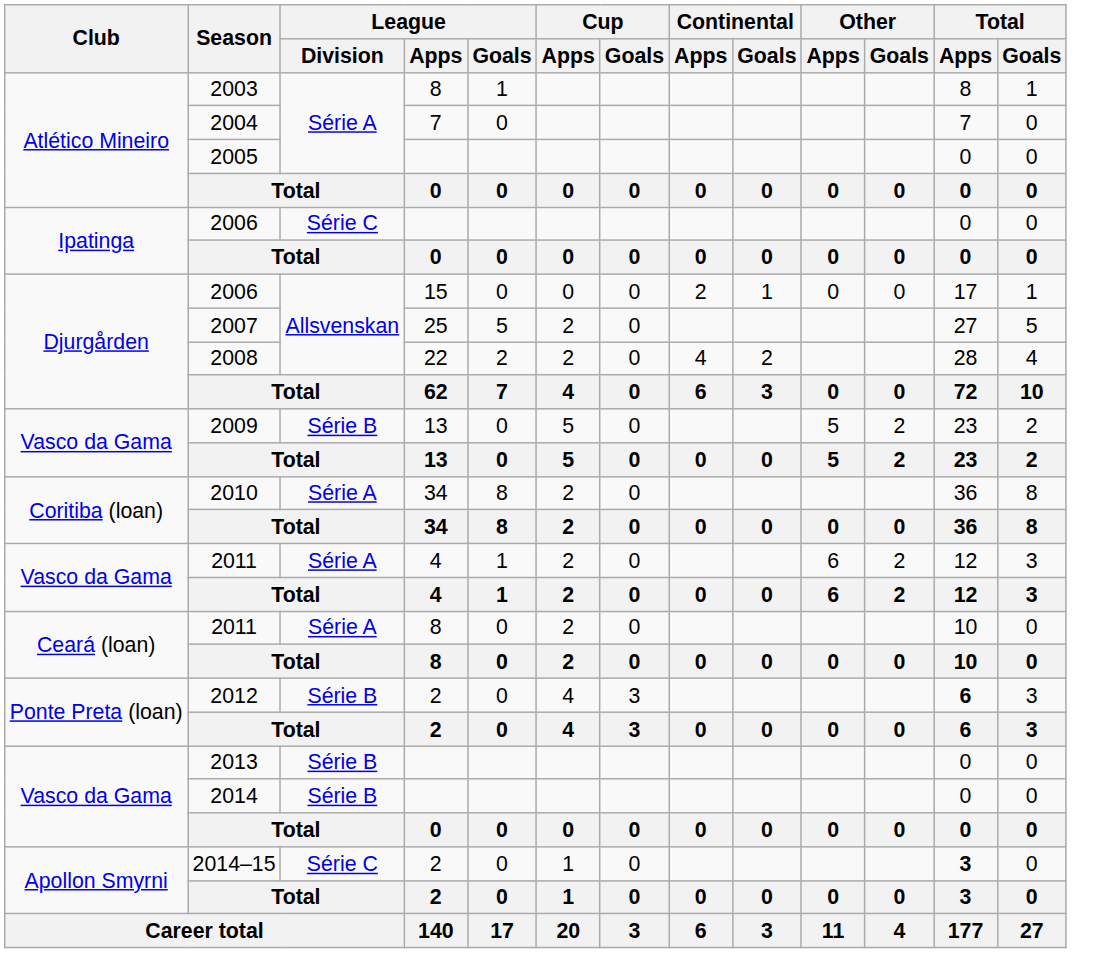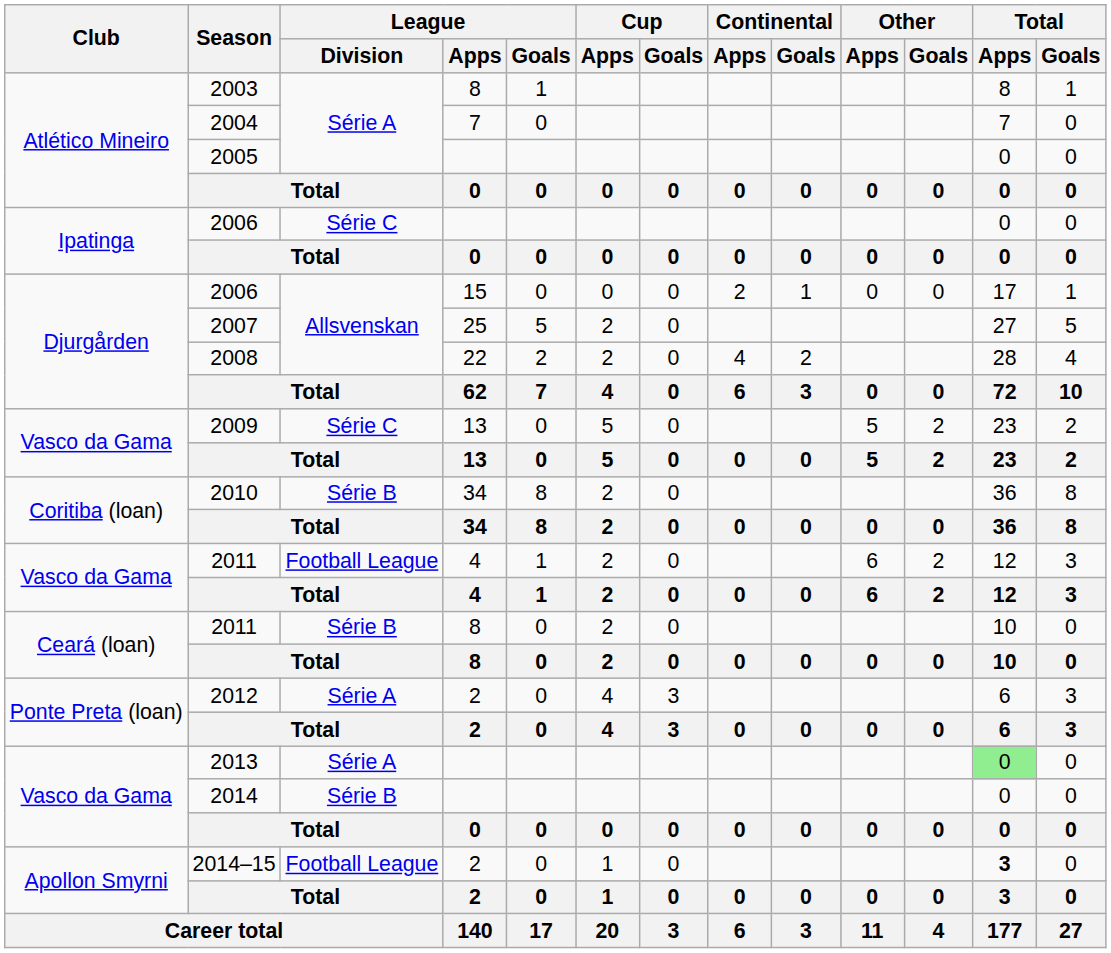(342, 426) Série B -> (362, 426) Série C
(342, 493) Série A -> (362, 493) Série B
(342, 561) Série A -> (362, 561) Football League
(342, 628) Série A -> (362, 628) Série B
(342, 695) Série B -> (362, 695) Série A
(966, 695) bold -> (1005, 695) normal
(342, 763) Série B -> (362, 763) Série A
(966, 763) no background -> (1005, 763) lightgreen background
(342, 864) Série C -> (362, 864) Football League
